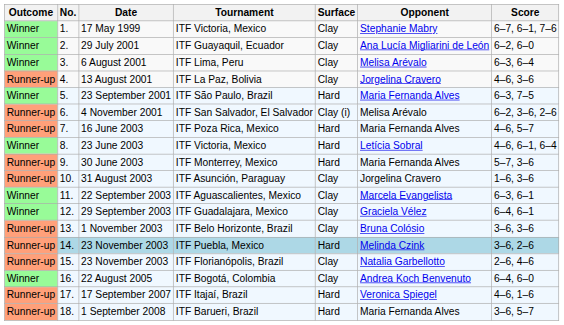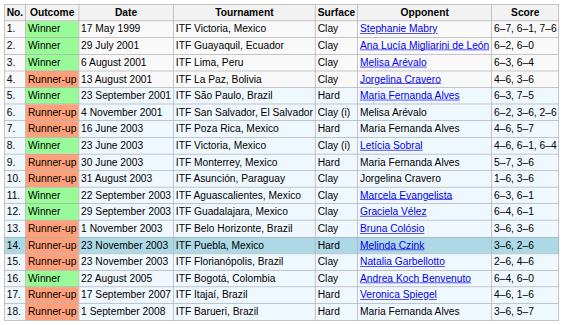columns swapped: (31, 12) <-> (68, 12)
(329, 145) Hard -> (334, 145) Clay (i)
